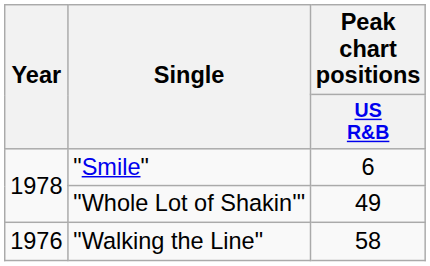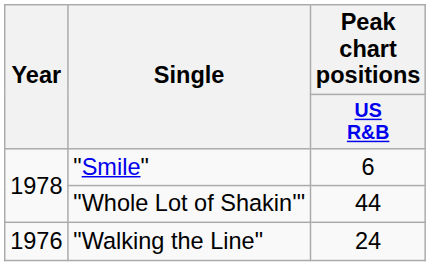(368, 204) 49 -> (368, 204) 44
(368, 241) 58 -> (368, 241) 24
